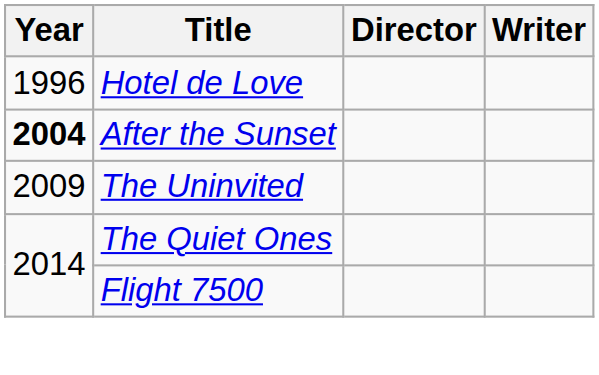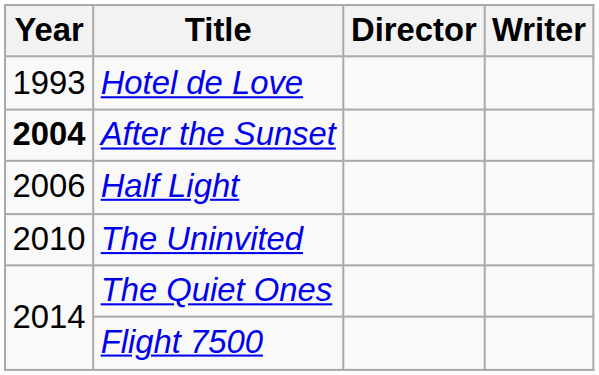(49, 82) 1996 -> (49, 82) 1993
+ row: (170, 186)
(49, 186) 2009 -> (49, 238) 2010
